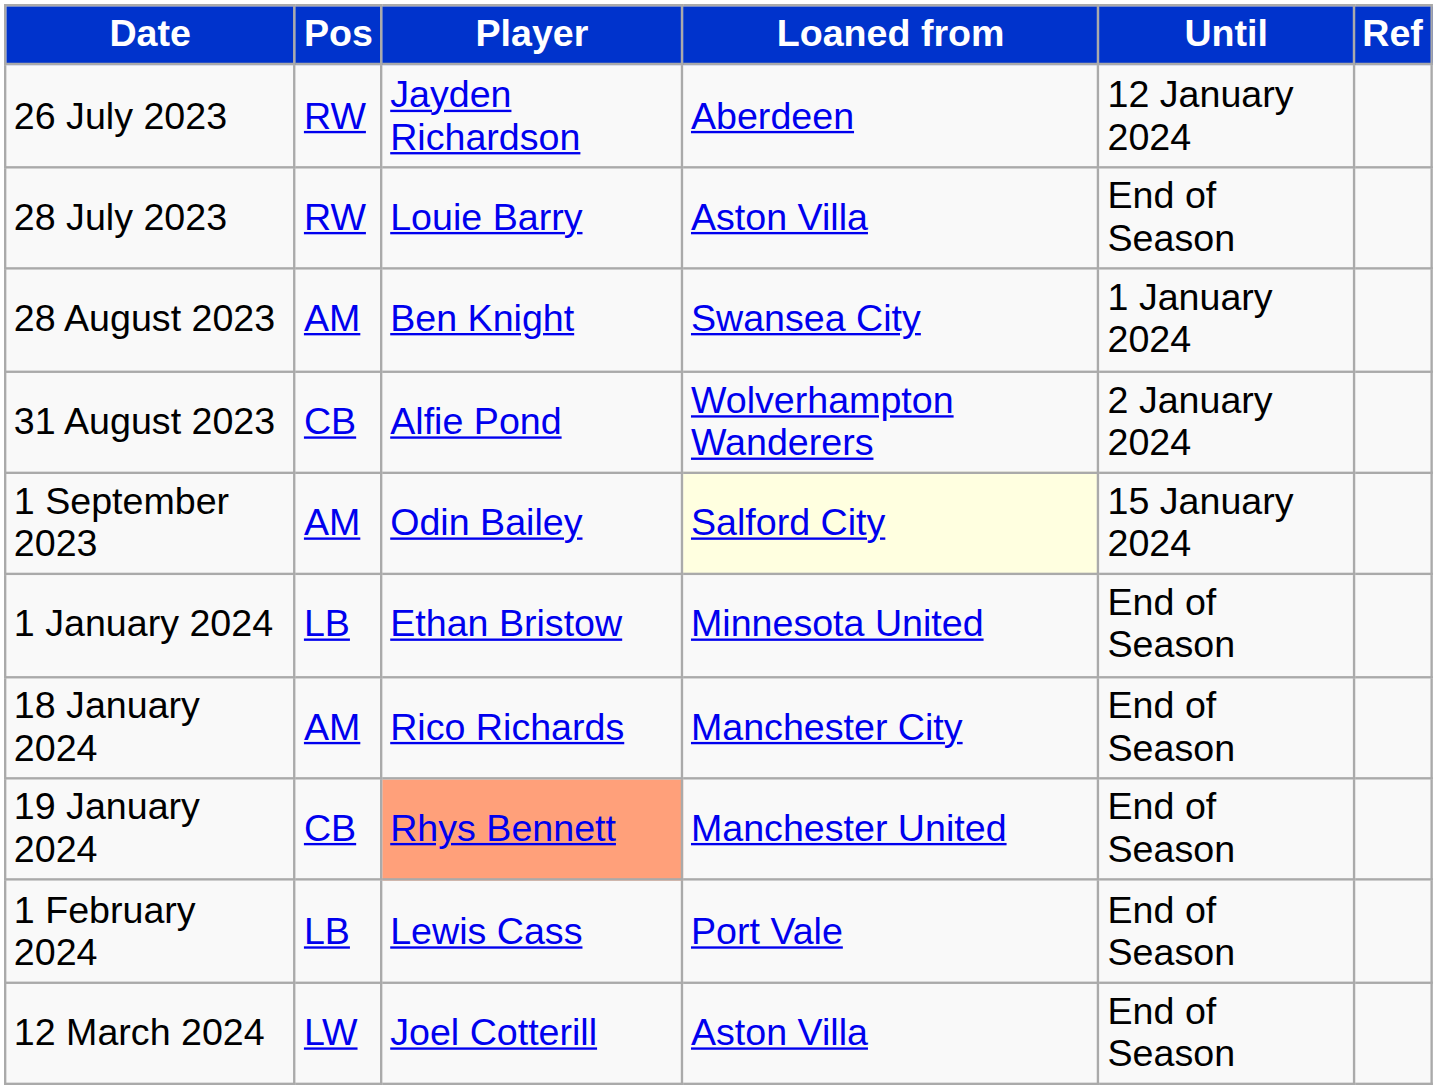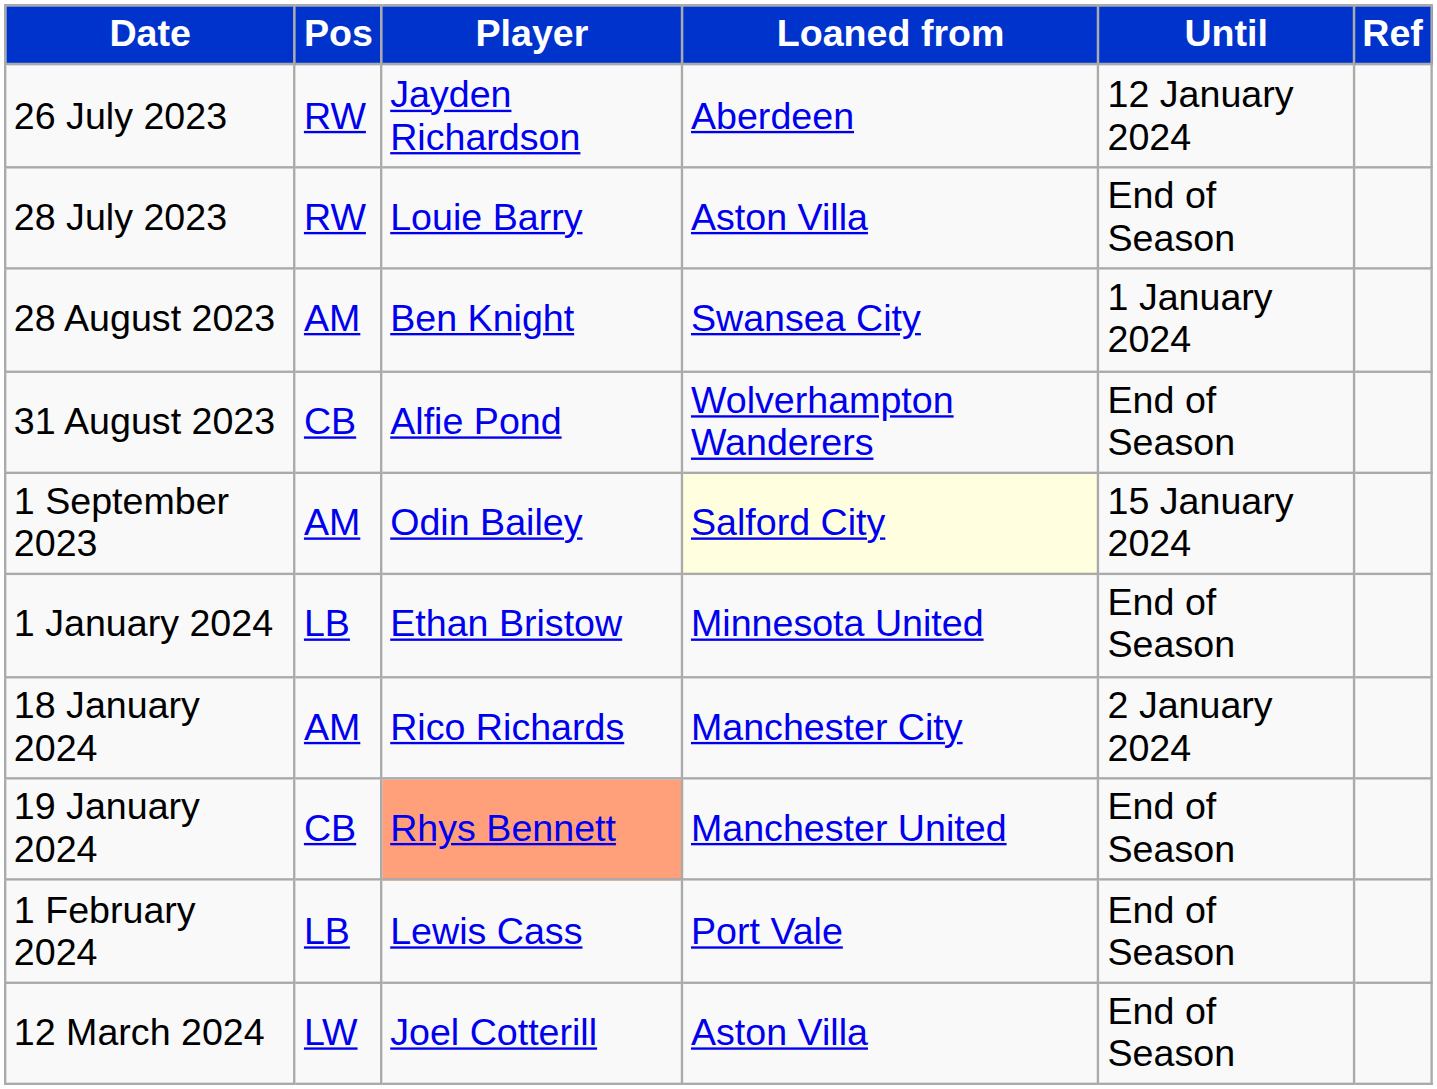(1190, 420) 2 January 2024 -> (1171, 420) End of Season
(1171, 726) End of Season -> (1190, 726) 2 January 2024
